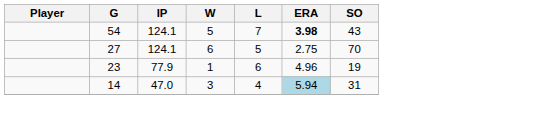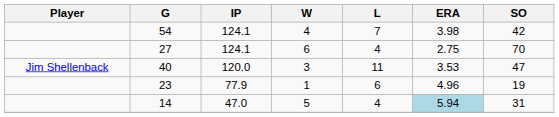(210, 31) 5 -> (307, 31) 4
(306, 31) bold -> (448, 31) normal
(354, 31) 43 -> (519, 31) 42
(258, 49) 5 -> (377, 49) 4
+ row: (165, 67)
(210, 85) 3 -> (307, 103) 5
